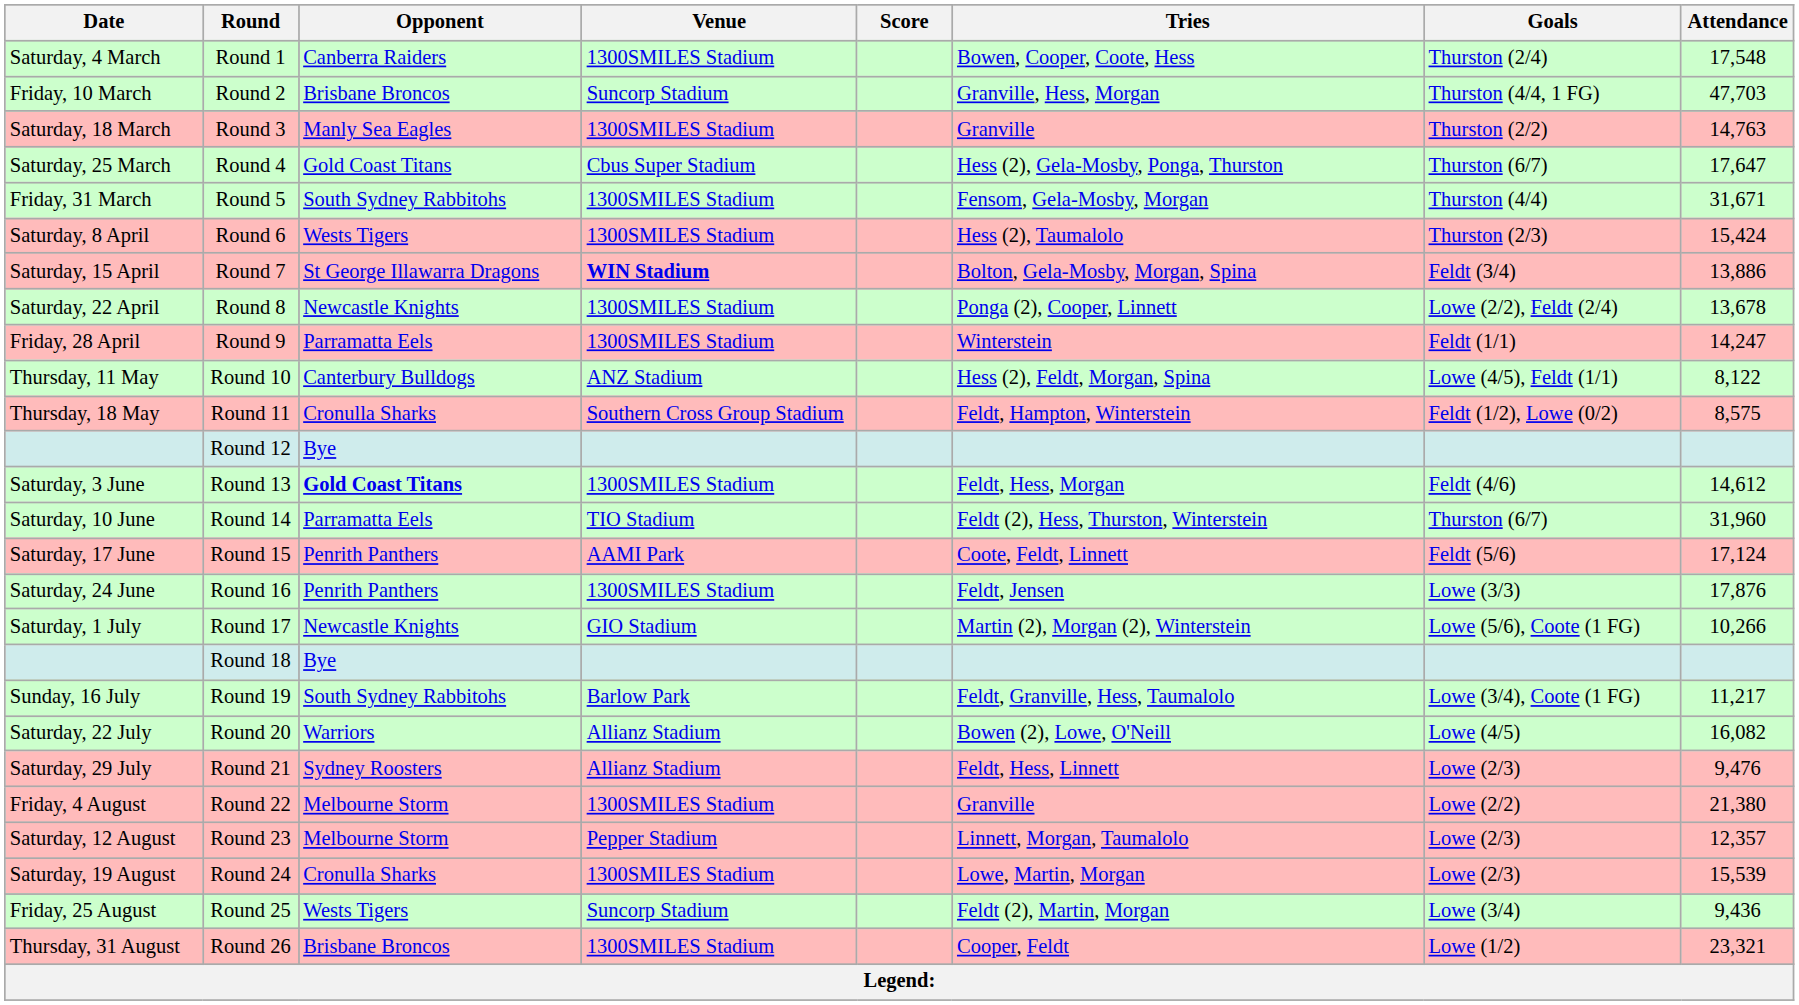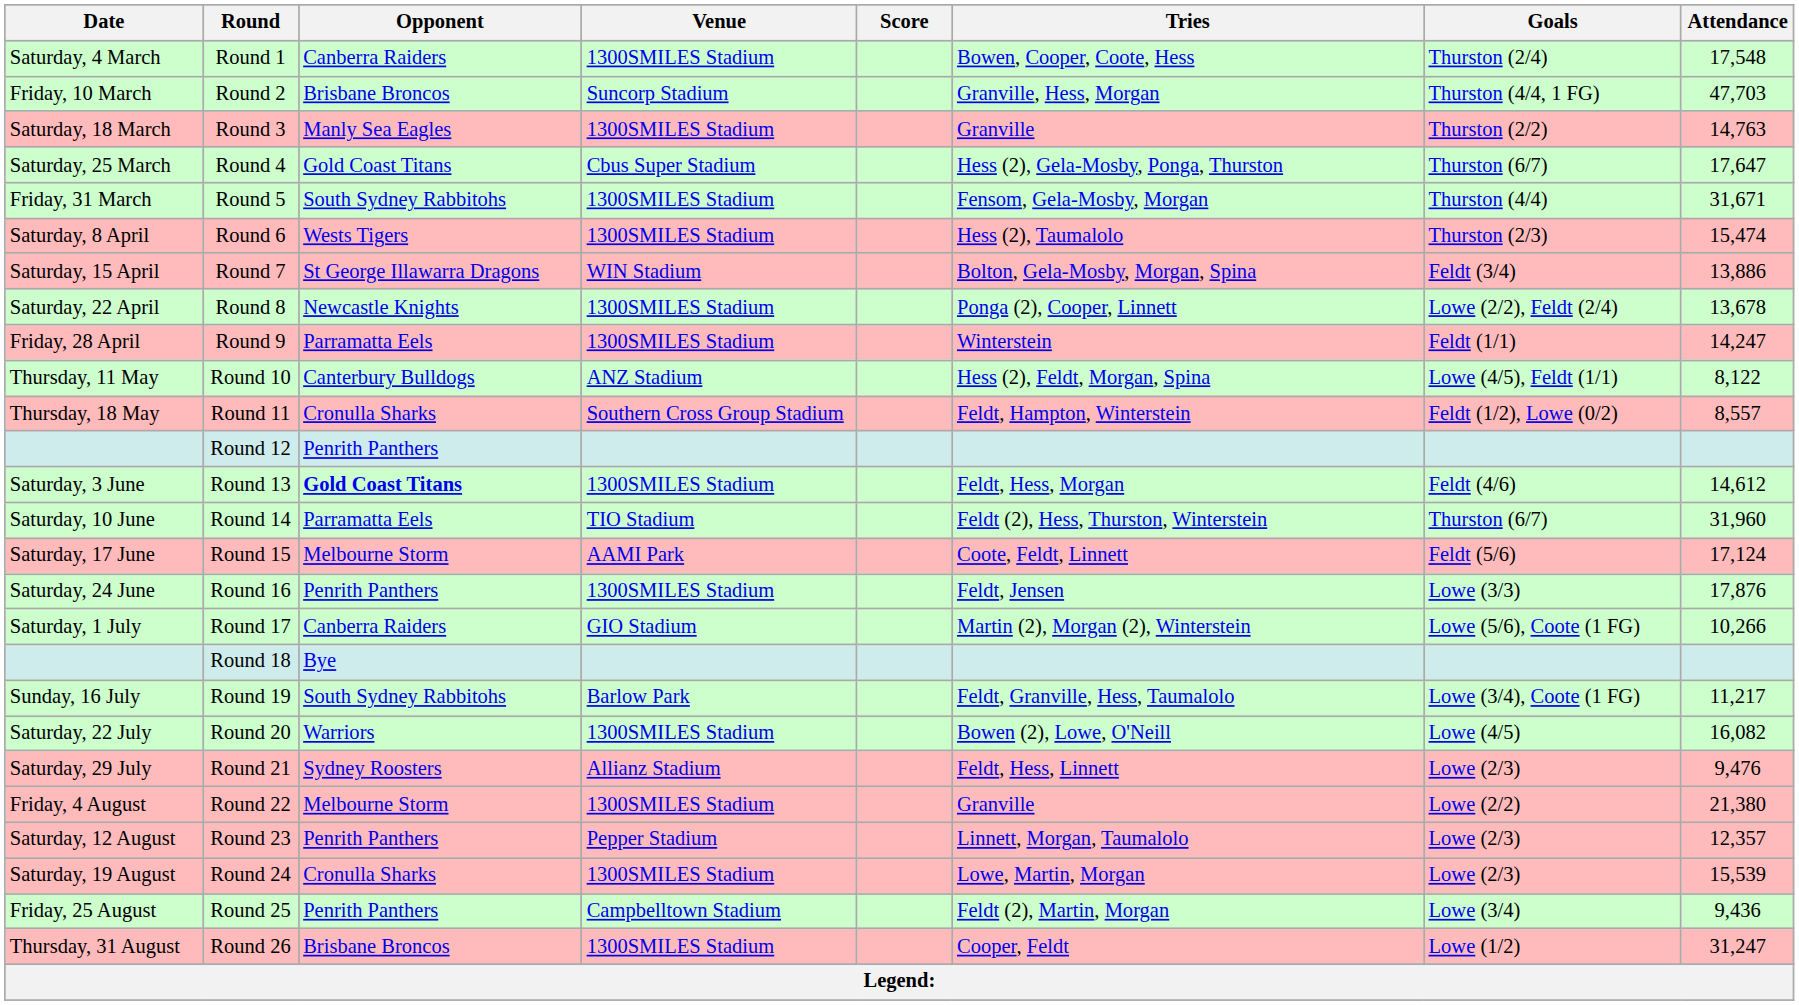(1738, 235) 15,424 -> (1738, 235) 15,474
(648, 271) bold -> (644, 271) normal
(1738, 413) 8,575 -> (1738, 413) 8,557
(320, 448) Bye -> (371, 448) Penrith Panthers
(371, 555) Penrith Panthers -> (376, 555) Melbourne Storm
(381, 626) Newcastle Knights -> (375, 626) Canberra Raiders
(654, 732) Allianz Stadium -> (680, 732) 1300SMILES Stadium
(376, 839) Melbourne Storm -> (371, 839) Penrith Panthers
(356, 910) Wests Tigers -> (371, 910) Penrith Panthers
(658, 910) Suncorp Stadium -> (684, 910) Campbelltown Stadium
(1738, 946) 23,321 -> (1738, 946) 31,247
